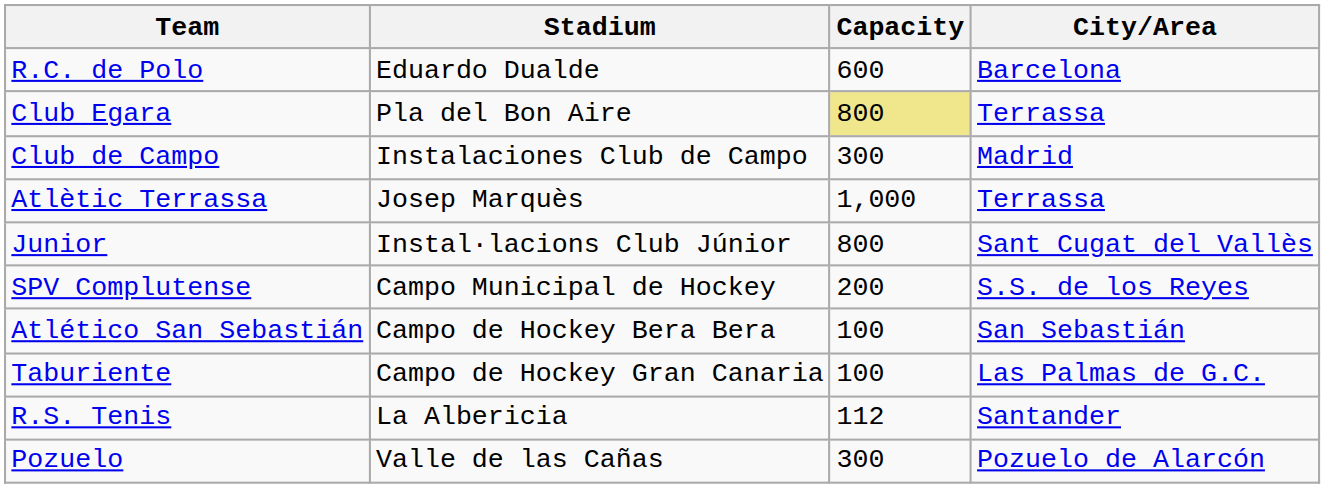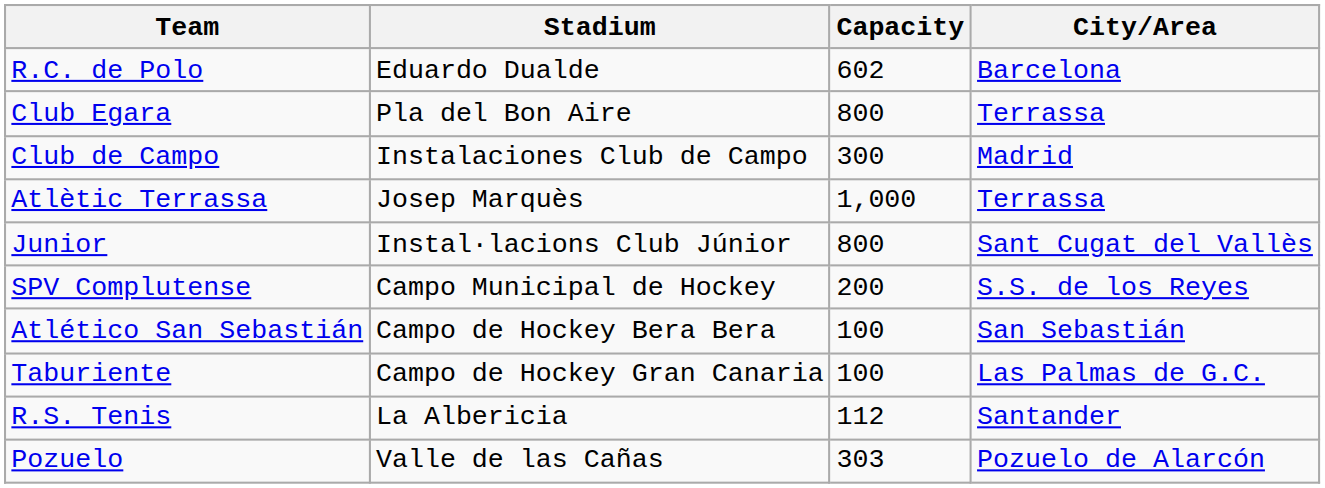(860, 70) 600 -> (860, 70) 602
(860, 114) khaki background -> (860, 114) no background
(860, 461) 300 -> (860, 461) 303
